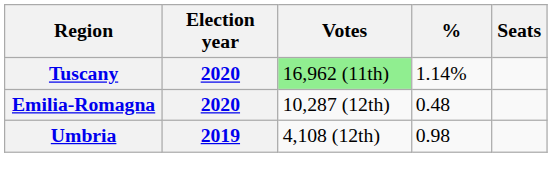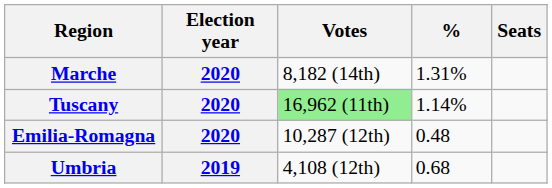+ row: (84, 73)
(433, 135) 0.98 -> (433, 167) 0.68
